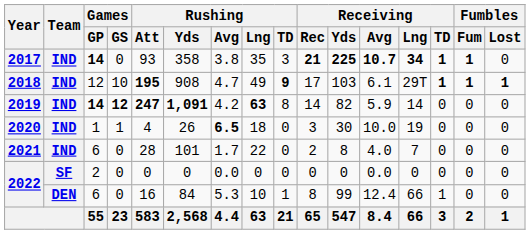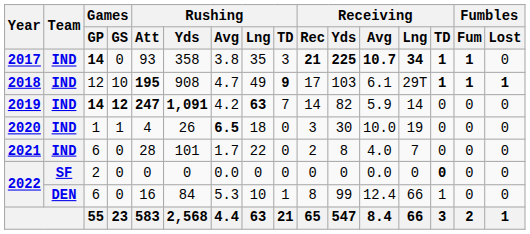(285, 106) 8 -> (285, 106) 7
(442, 173) normal -> (442, 173) bold
